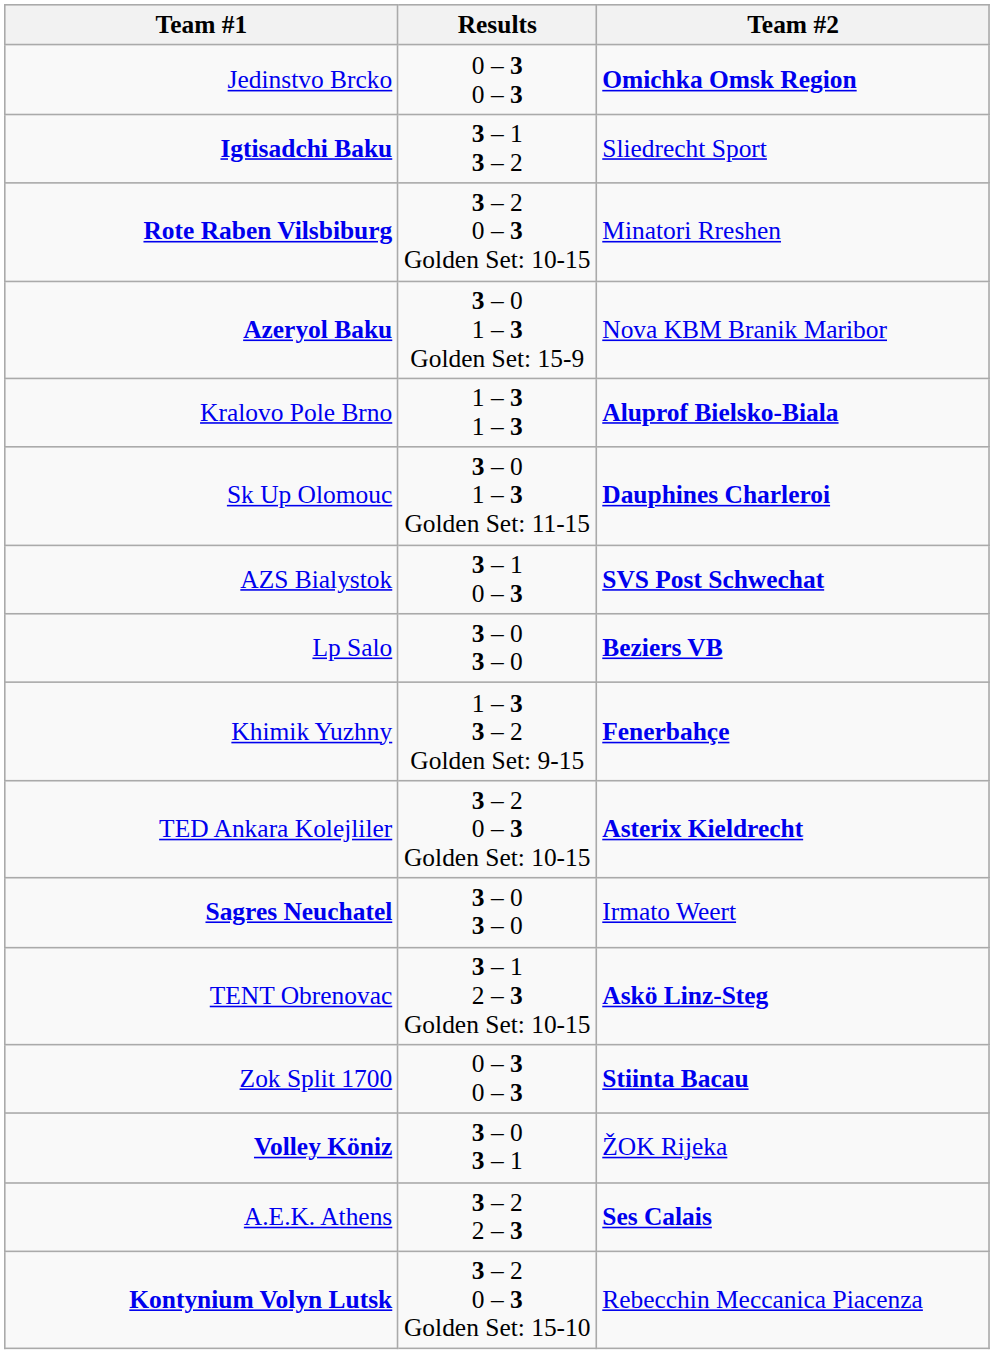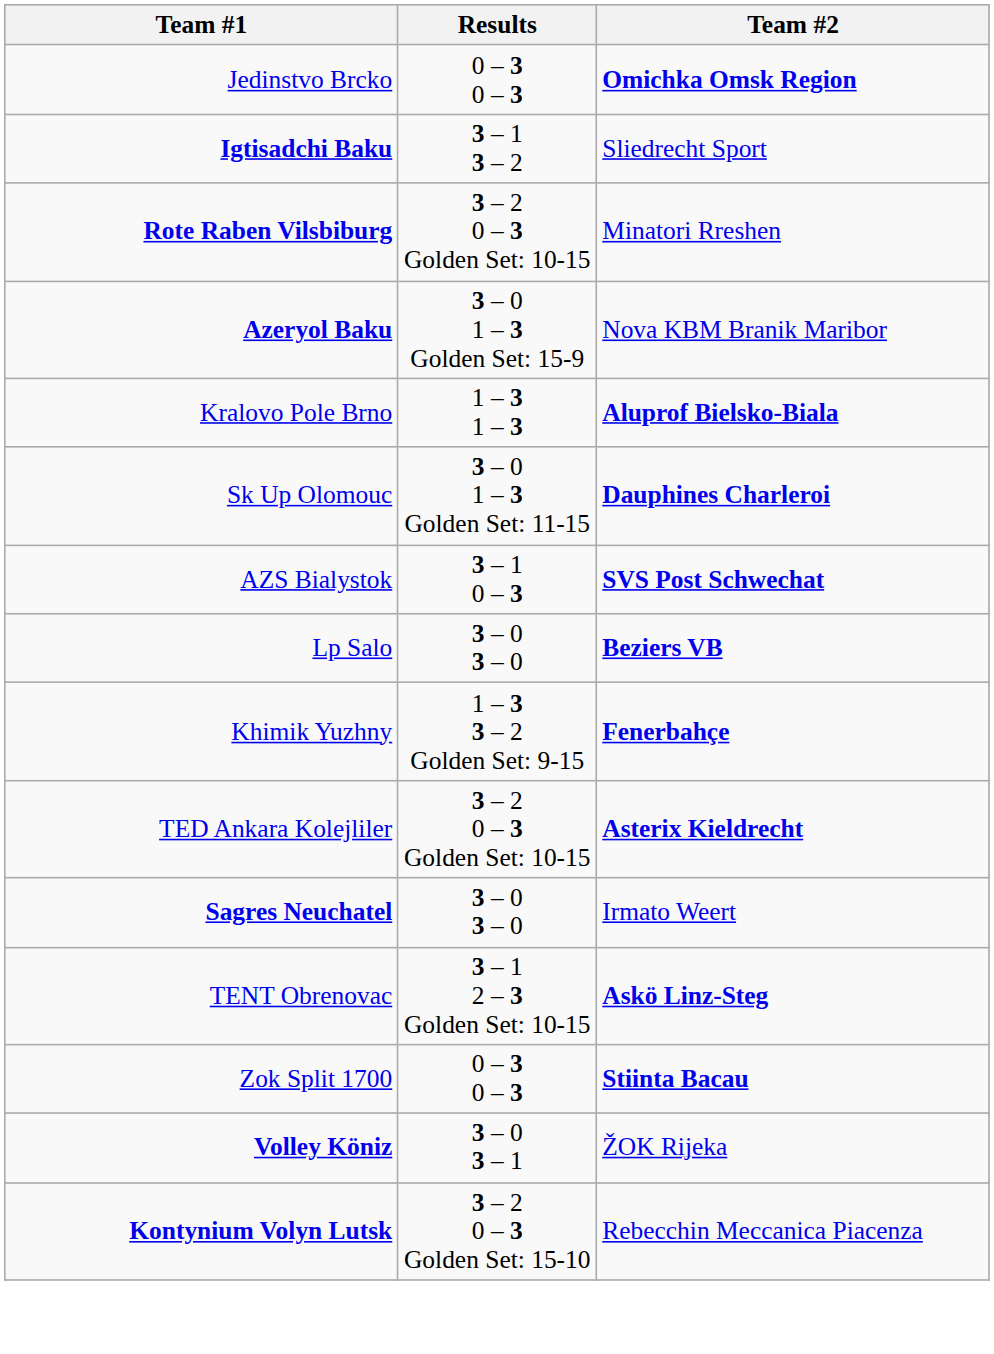- row: (318, 1216)
